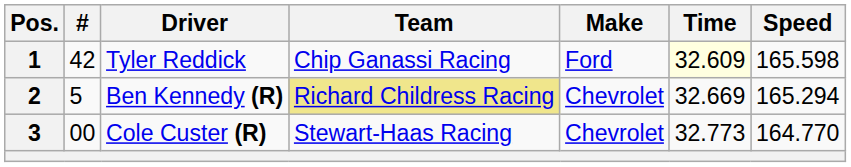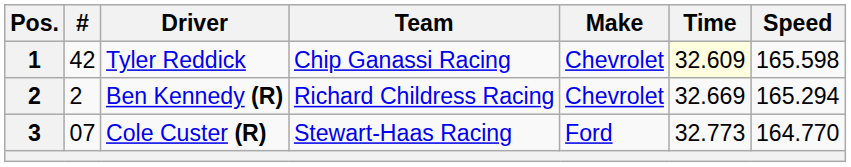(589, 60) Ford -> (615, 60) Chevrolet
(76, 96) 5 -> (76, 96) 2
(424, 96) khaki background -> (424, 96) no background
(82, 133) 00 -> (82, 133) 07
(615, 133) Chevrolet -> (589, 133) Ford
